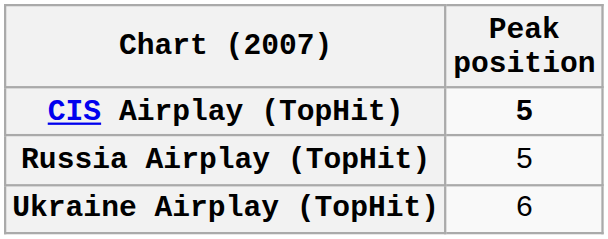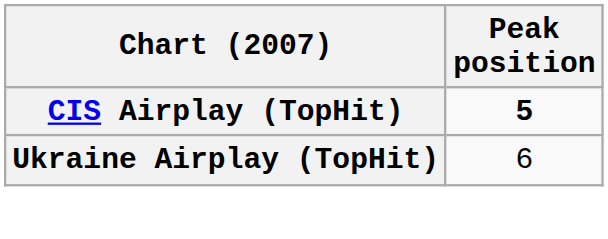- row: (226, 160)
